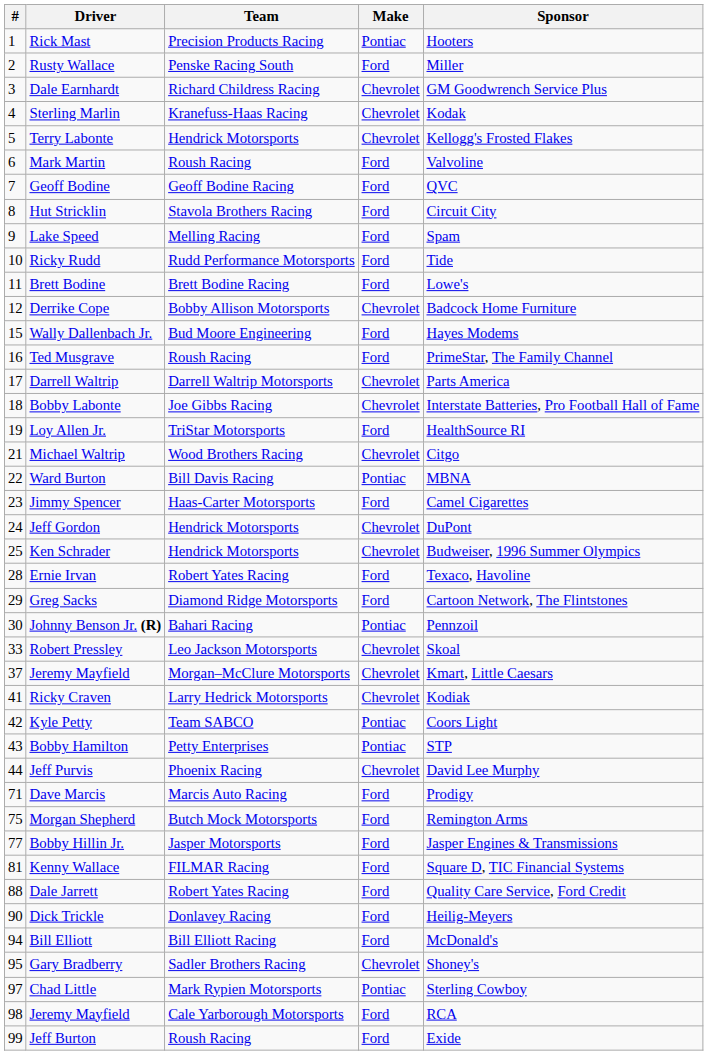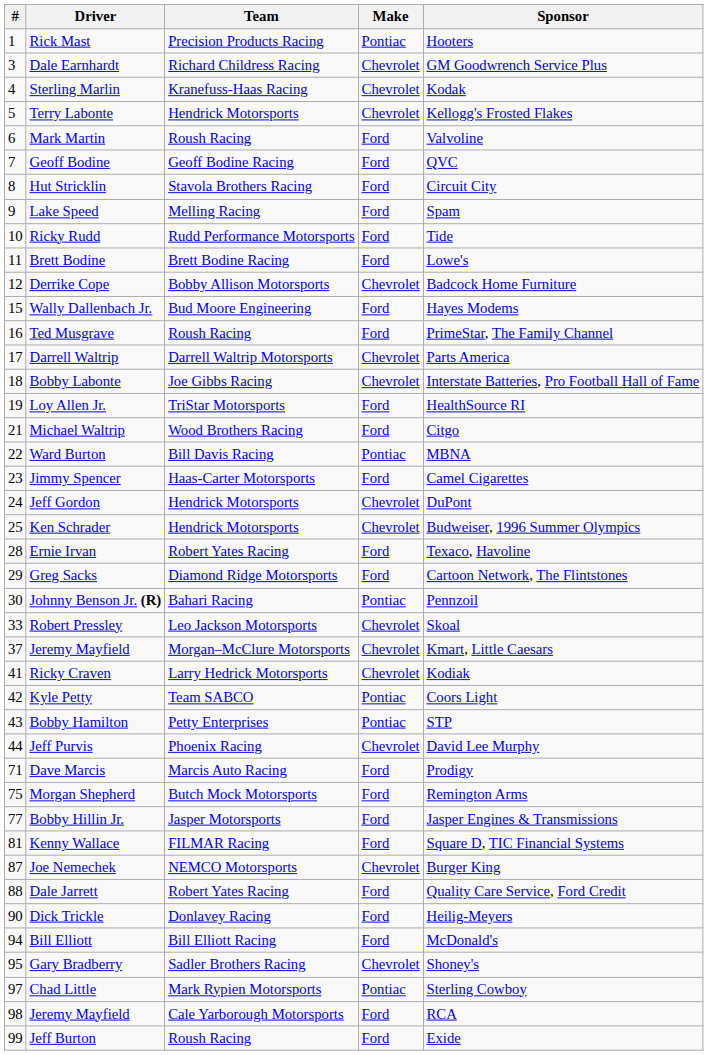- row: (12, 65)
(391, 454) Chevrolet -> (375, 430) Ford
+ row: (15, 867)
